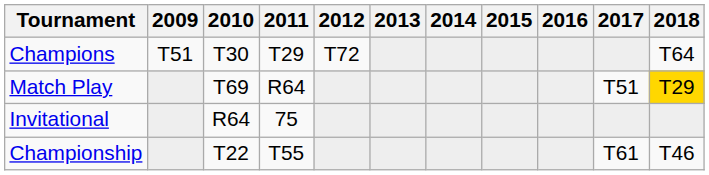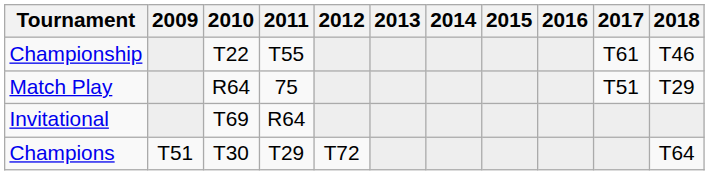rows swapped: (76, 152) <-> (62, 53)
(231, 86) T69 -> (231, 86) R64
(286, 86) R64 -> (286, 86) 75
(677, 86) gold background -> (677, 86) no background
(231, 119) R64 -> (231, 119) T69
(286, 119) 75 -> (286, 119) R64
